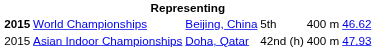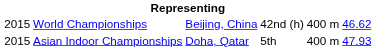(17, 24) bold -> (17, 24) normal
(268, 24) 5th -> (282, 24) 42nd (h)
(282, 41) 42nd (h) -> (268, 41) 5th
